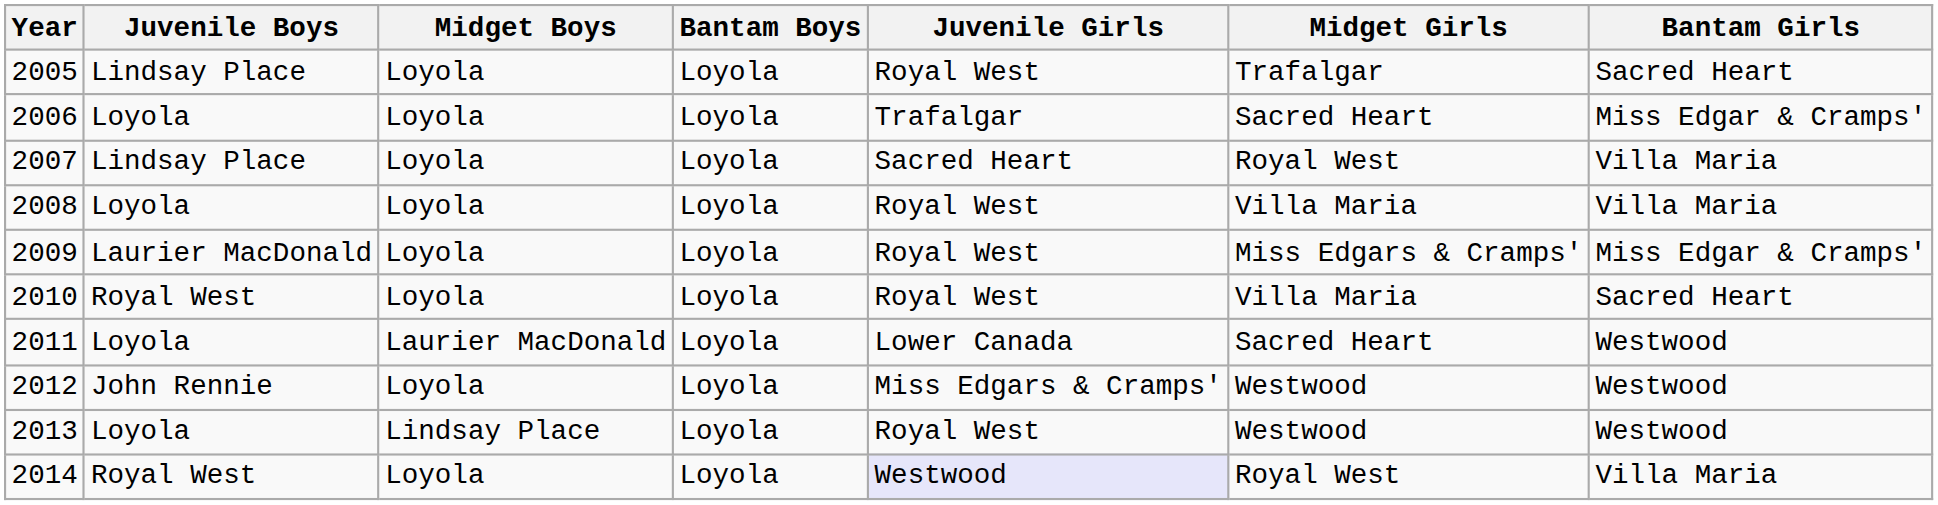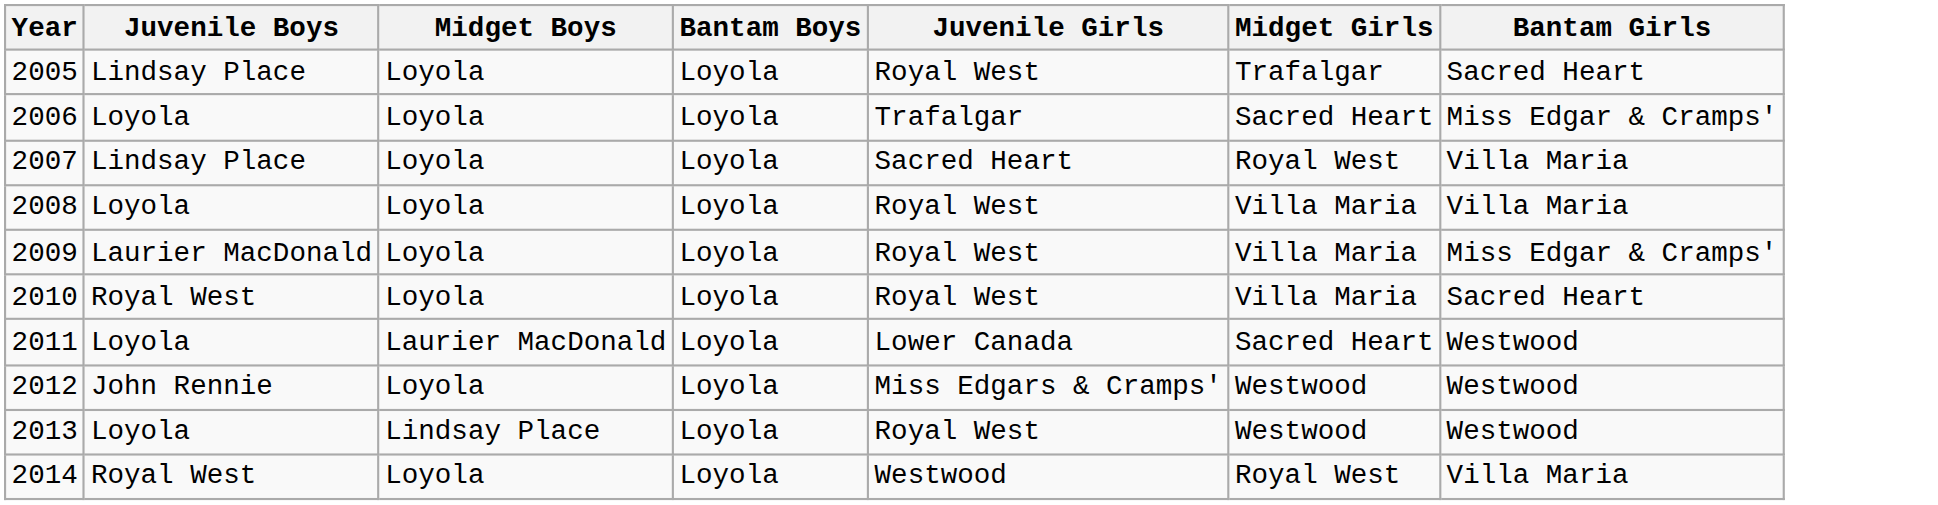(1409, 252) Miss Edgars & Cramps' -> (1326, 252) Villa Maria
(941, 477) lavender background -> (941, 477) no background
